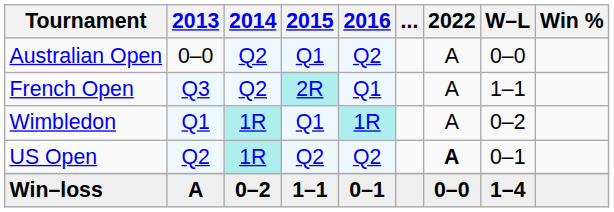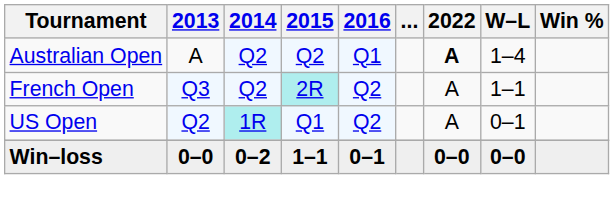(196, 55) 0–0 -> (196, 55) A
(310, 55) Q1 -> (310, 55) Q2
(367, 55) Q2 -> (367, 55) Q1
(452, 55) normal -> (452, 55) bold
(508, 55) 0–0 -> (508, 55) 1–4
(367, 88) Q1 -> (367, 88) Q2
- row: (63, 122)
(310, 156) Q2 -> (310, 122) Q1
(452, 156) bold -> (452, 122) normal
(196, 190) A -> (196, 156) 0–0
(508, 190) 1–4 -> (508, 156) 0–0
